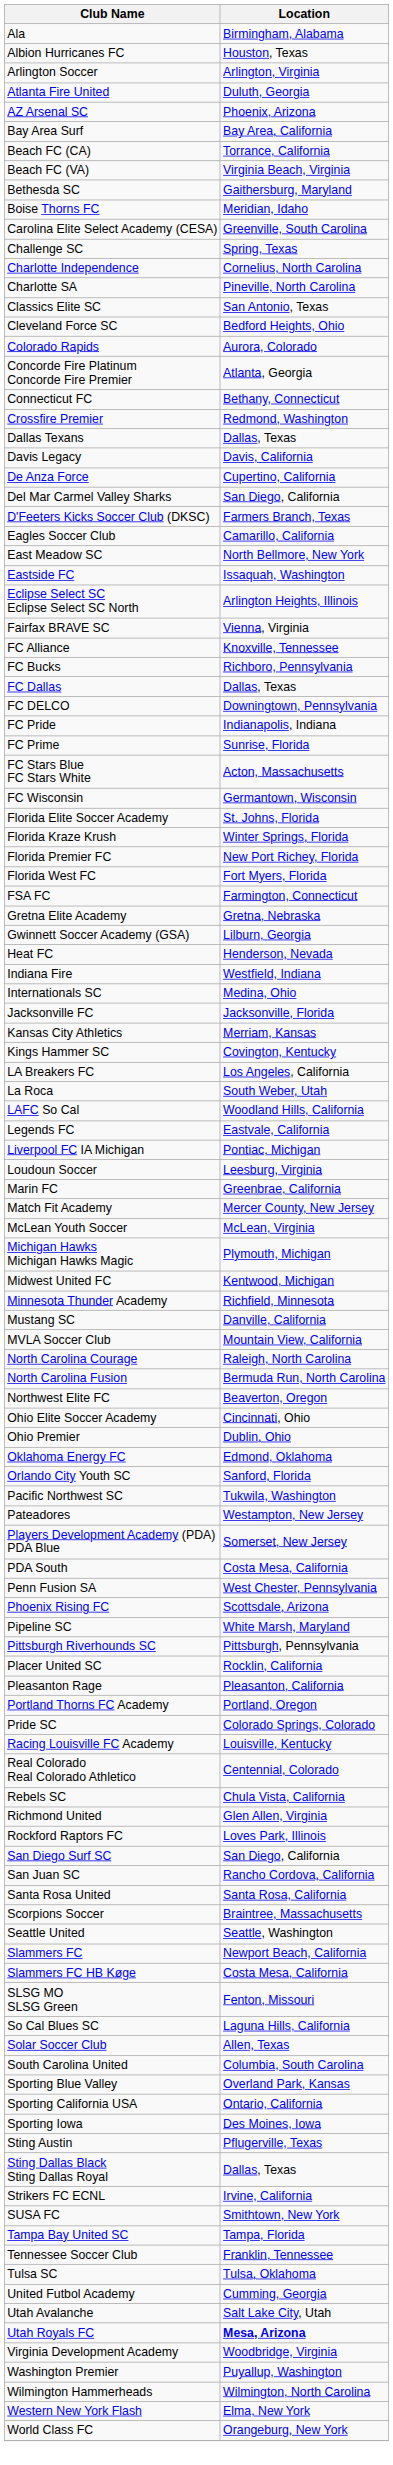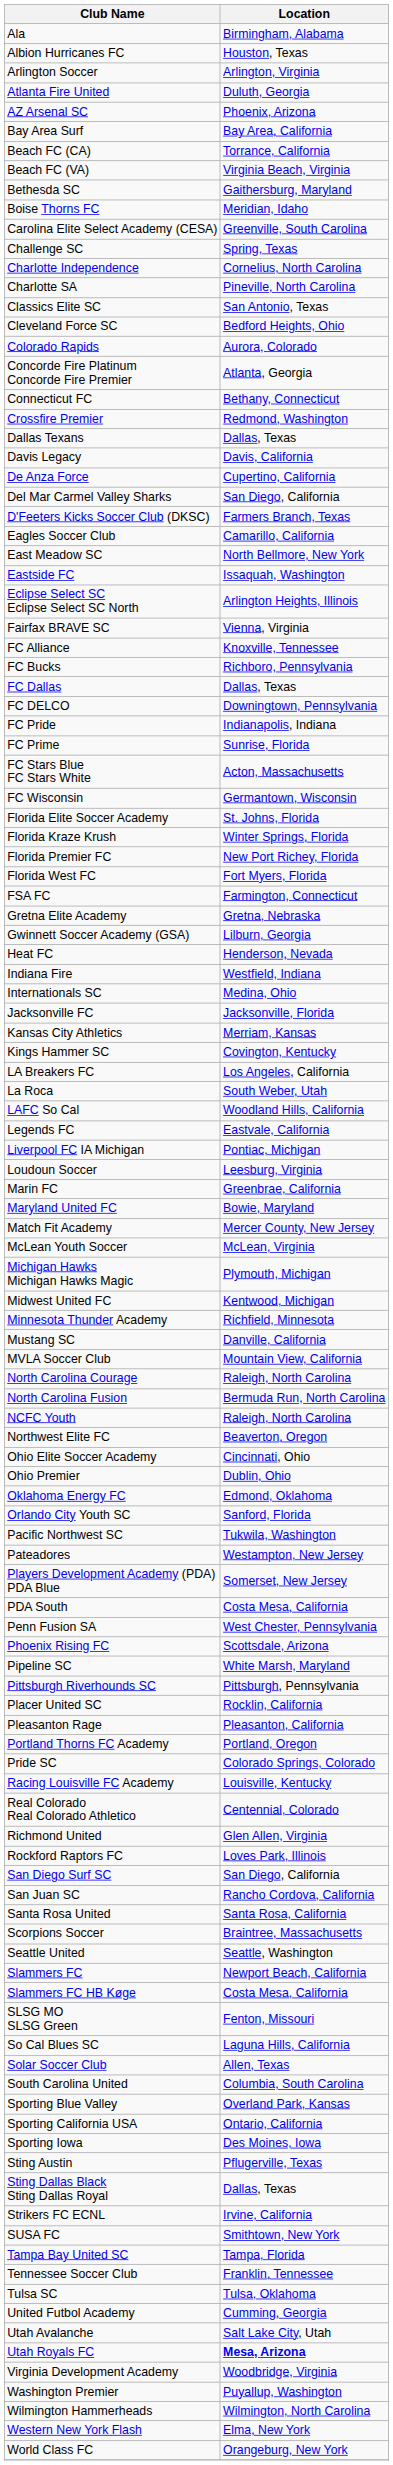+ row: (62, 1208)
+ row: (41, 1417)
- row: (37, 1797)
